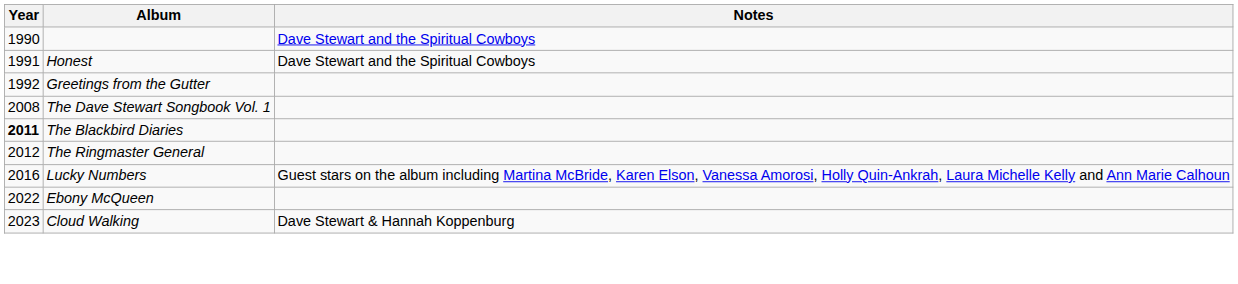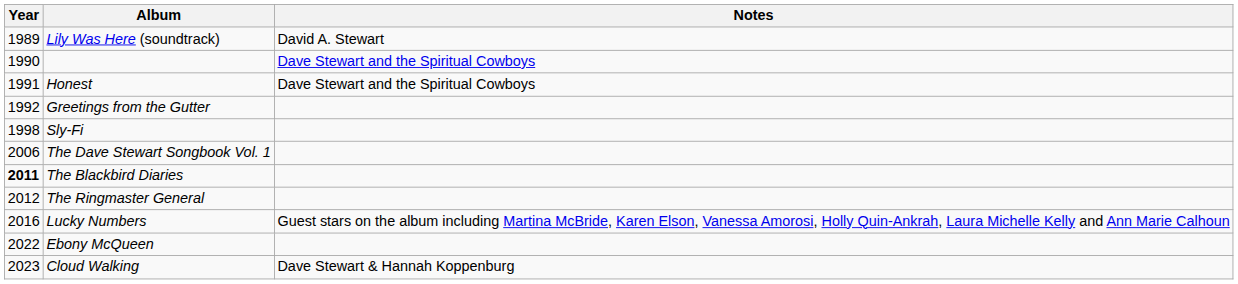+ row: (133, 38)
+ row: (65, 130)
(24, 107) 2008 -> (24, 152) 2006
